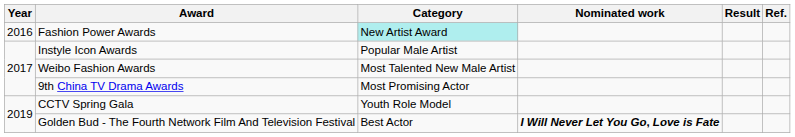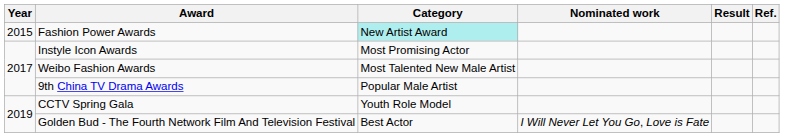(20, 31) 2016 -> (20, 31) 2015
(409, 50) Popular Male Artist -> (415, 50) Most Promising Actor
(415, 86) Most Promising Actor -> (409, 86) Popular Male Artist
(620, 123) bold -> (615, 123) normal
